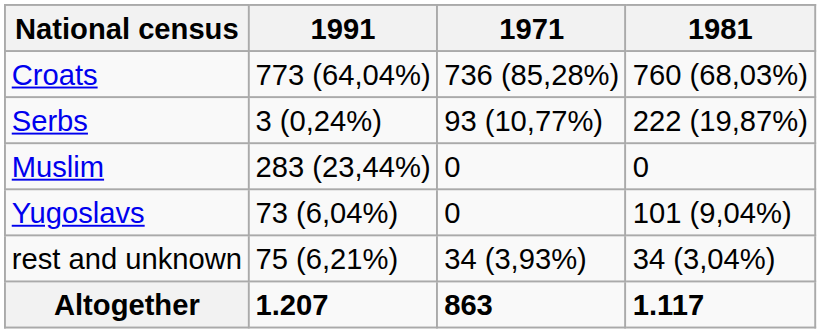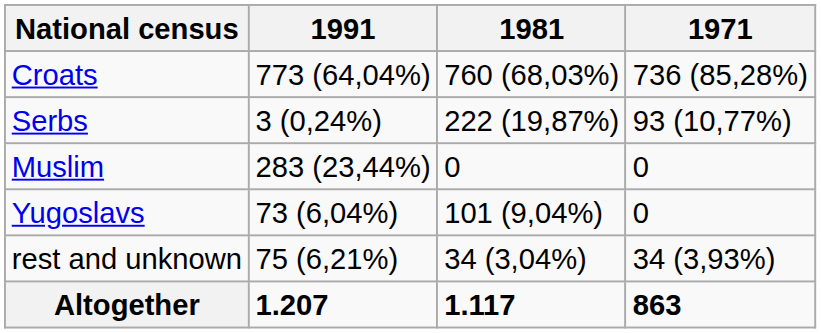columns swapped: (720, 28) <-> (532, 28)
